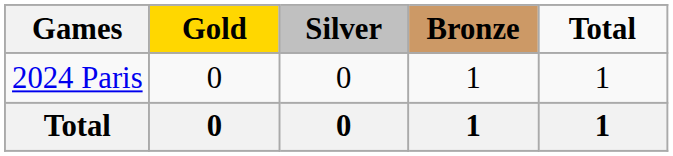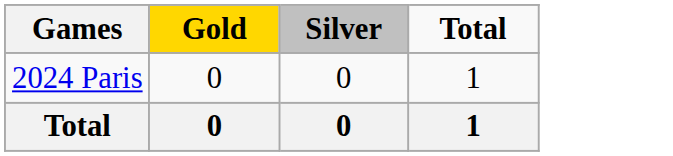- column: (473, 28)
